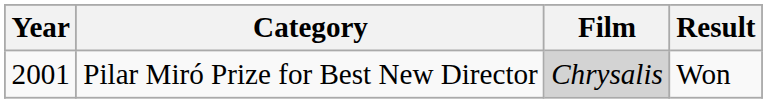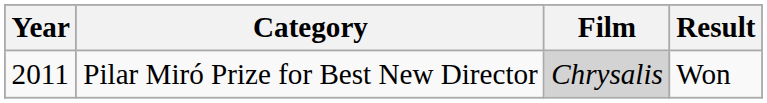(41, 73) 2001 -> (40, 73) 2011
